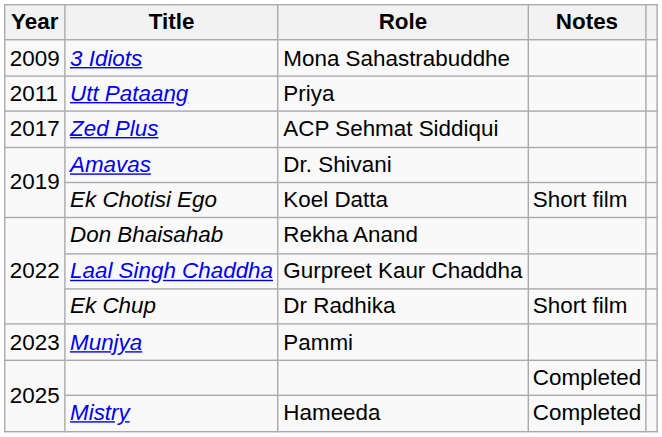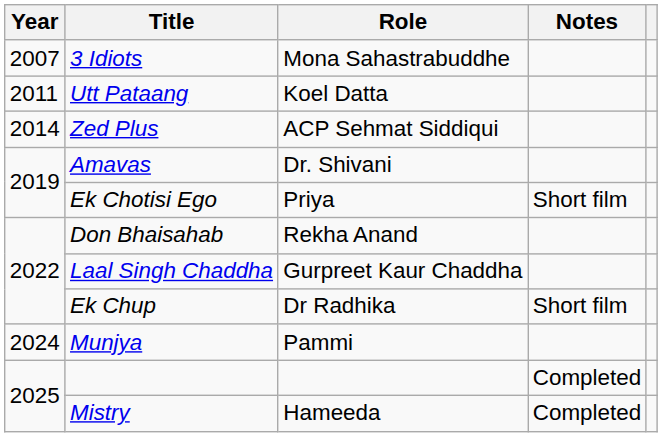(35, 57) 2009 -> (35, 57) 2007
(309, 93) Priya -> (336, 93) Koel Datta
(35, 128) 2017 -> (35, 128) 2014
(336, 199) Koel Datta -> (309, 199) Priya
(35, 341) 2023 -> (35, 341) 2024
